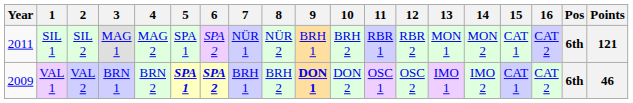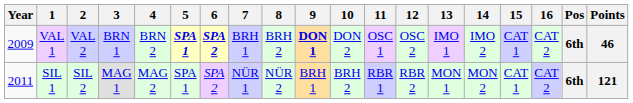rows swapped: (52, 80) <-> (52, 43)
